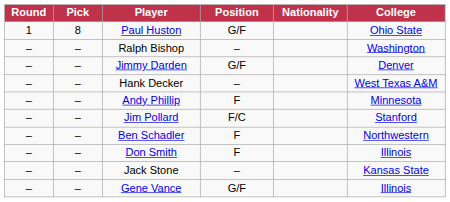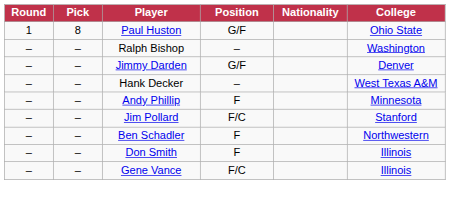- row: (151, 170)
(237, 188) G/F -> (237, 170) F/C
